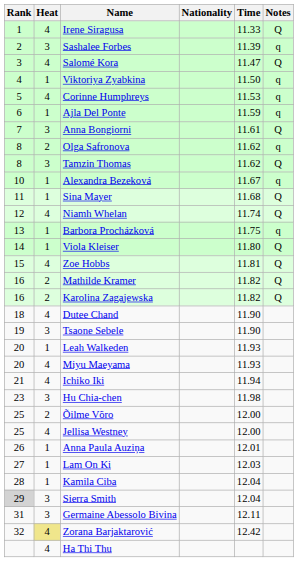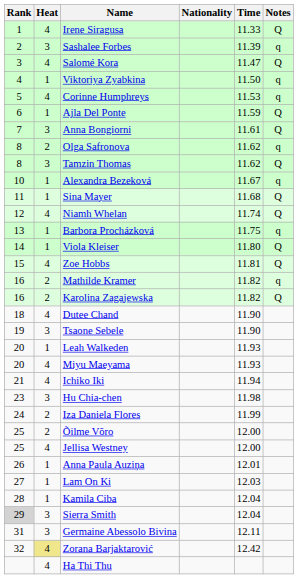(278, 113) q -> (278, 113) Q
(278, 280) Q -> (278, 280) q
+ row: (102, 414)
